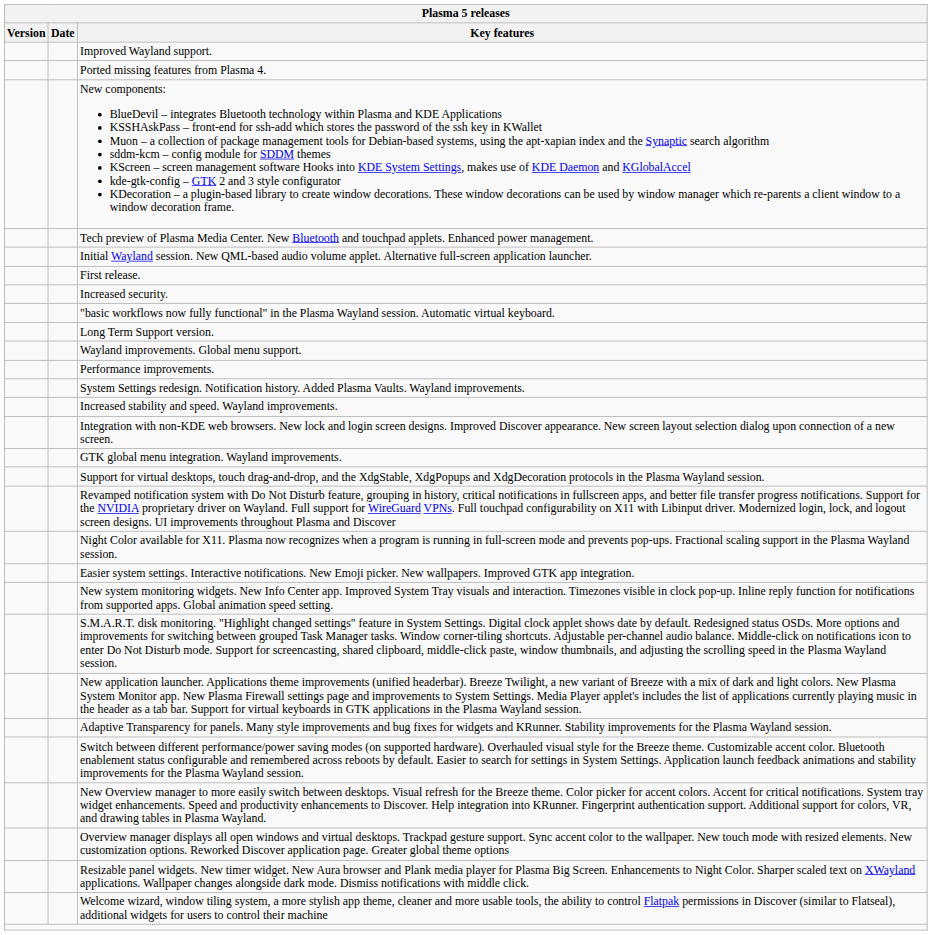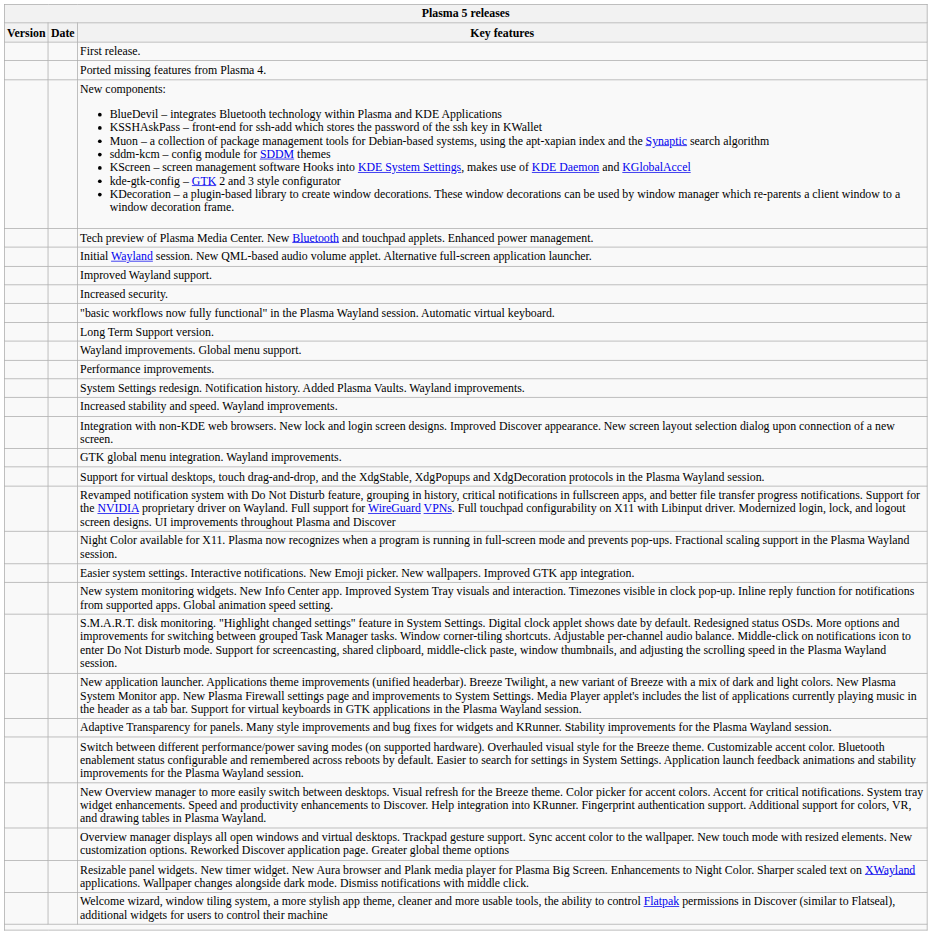rows swapped: (110, 275) <-> (146, 51)
